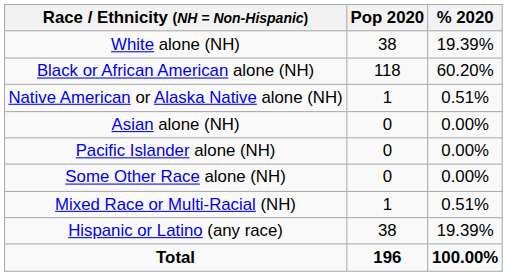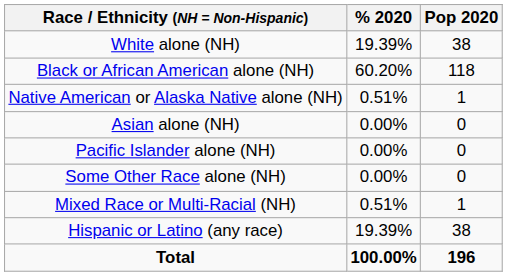columns swapped: (387, 17) <-> (465, 17)
